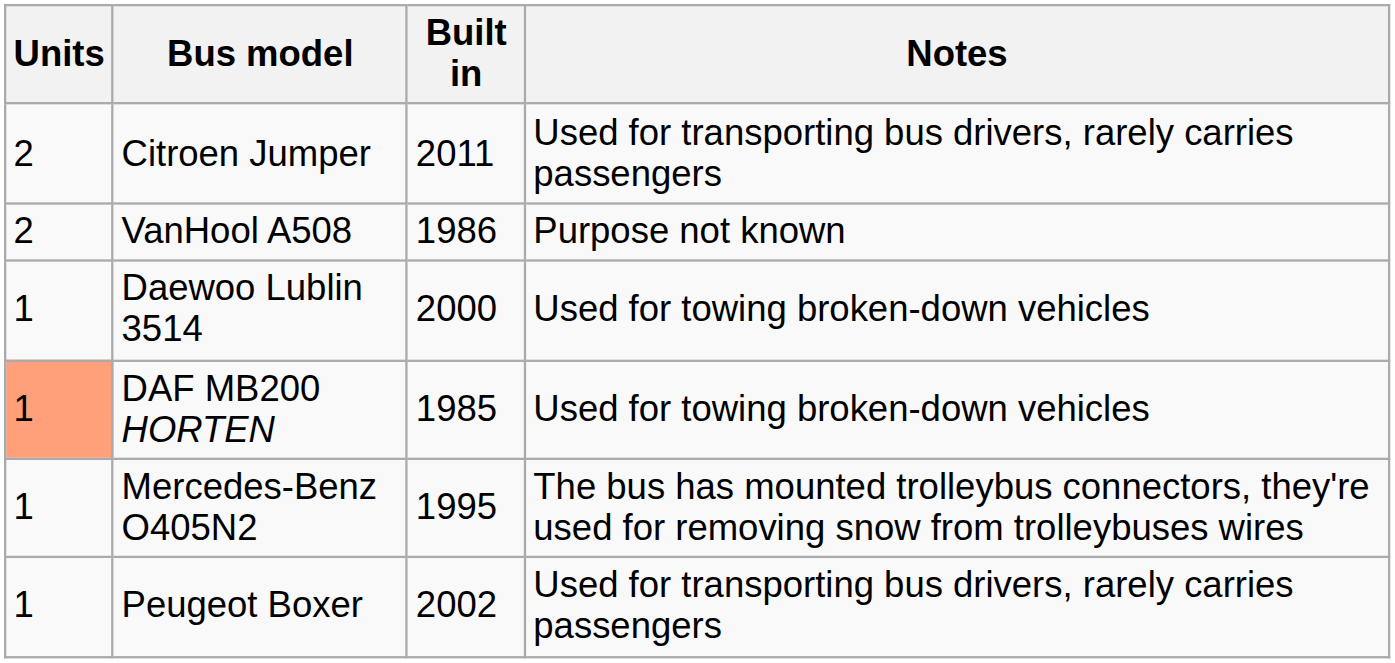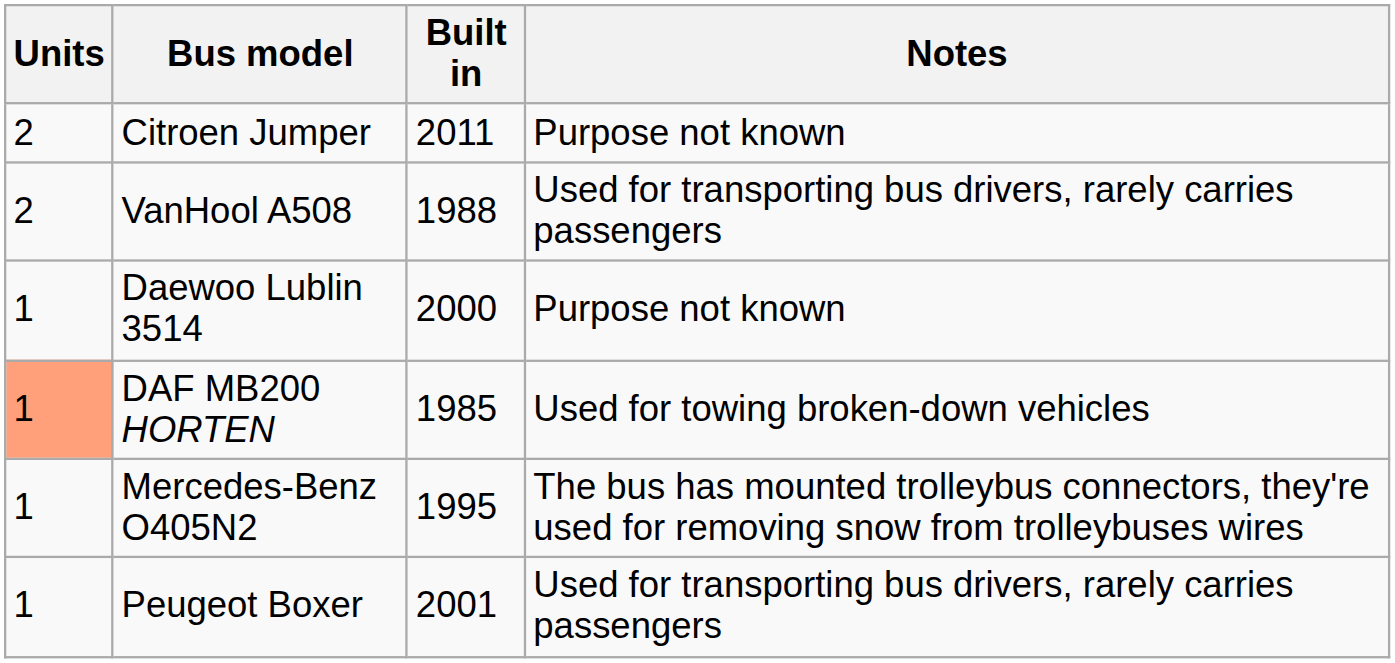(913, 152) Used for transporting bus drivers, rarely carries passengers -> (689, 132) Purpose not known
(456, 231) 1986 -> (456, 210) 1988
(689, 231) Purpose not known -> (913, 210) Used for transporting bus drivers, rarely carries passengers
(842, 309) Used for towing broken-down vehicles -> (689, 309) Purpose not known
(456, 606) 2002 -> (456, 606) 2001
